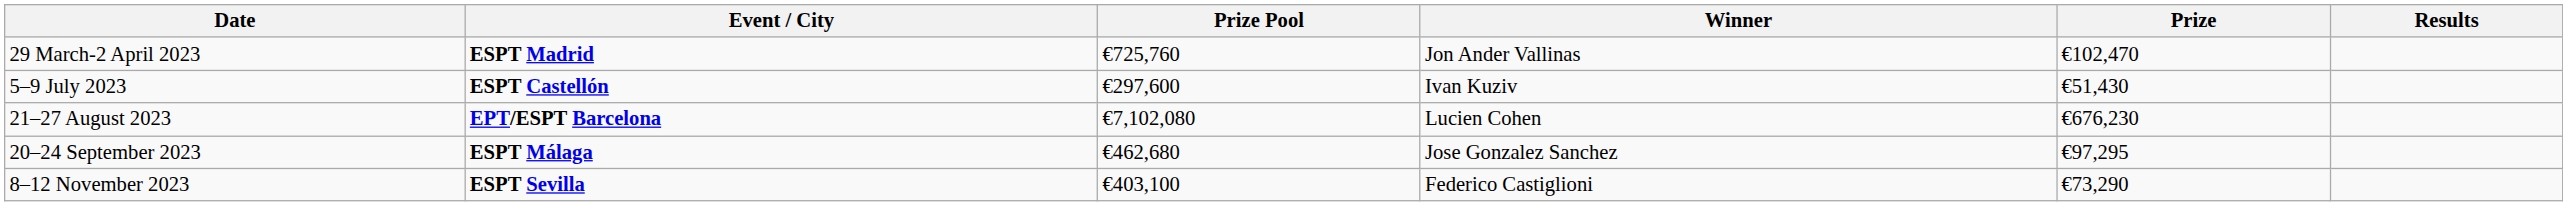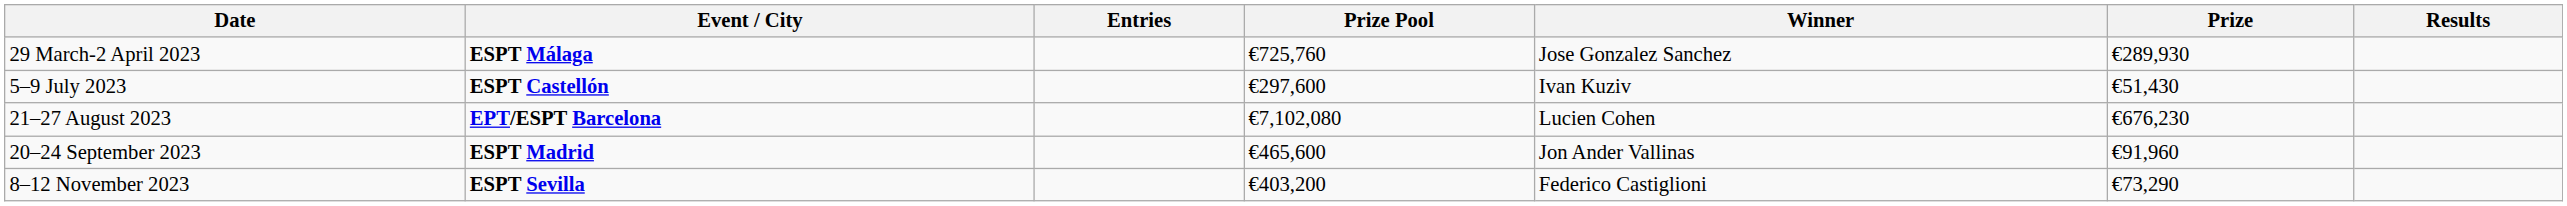+ column: (1139, 20)
(532, 53) ESPT Madrid -> (531, 53) ESPT Málaga
(1503, 53) Jon Ander Vallinas -> (1635, 53) Jose Gonzalez Sanchez
(2100, 53) €102,470 -> (2151, 53) €289,930
(531, 151) ESPT Málaga -> (532, 151) ESPT Madrid
(1141, 151) €462,680 -> (1287, 151) €465,600
(1521, 151) Jose Gonzalez Sanchez -> (1617, 151) Jon Ander Vallinas
(2095, 151) €97,295 -> (2145, 151) €91,960
(1141, 184) €403,100 -> (1287, 184) €403,200
